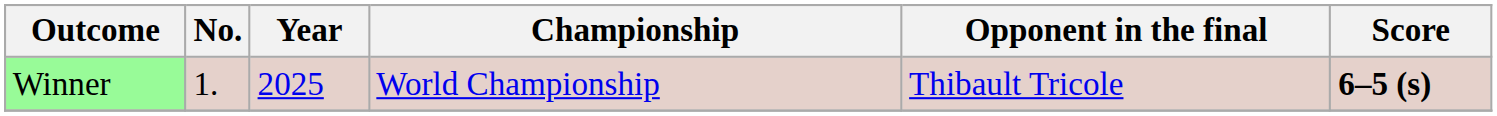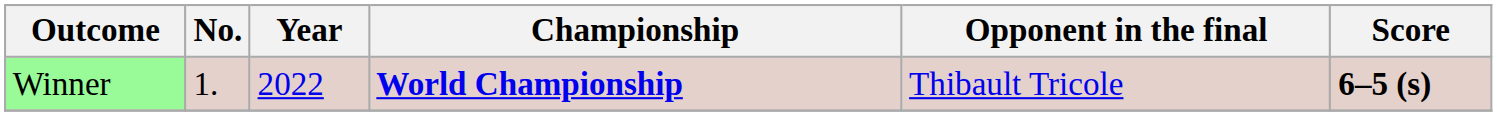(291, 83) 2025 -> (291, 83) 2022
(518, 83) normal -> (530, 83) bold
